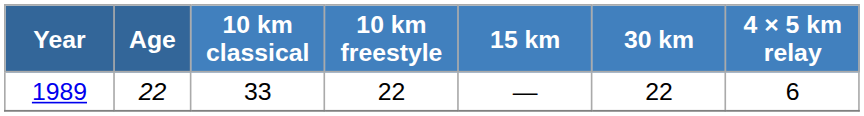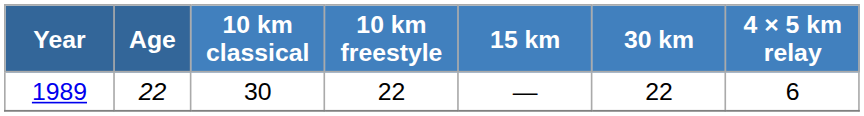(258, 92) 33 -> (258, 92) 30
